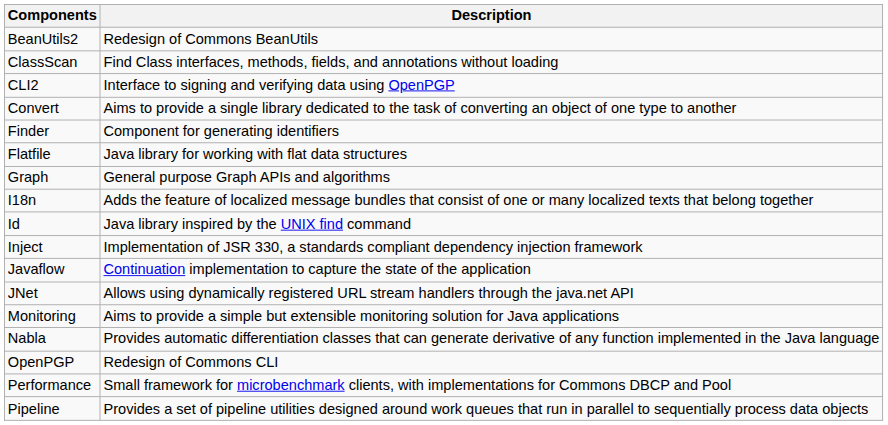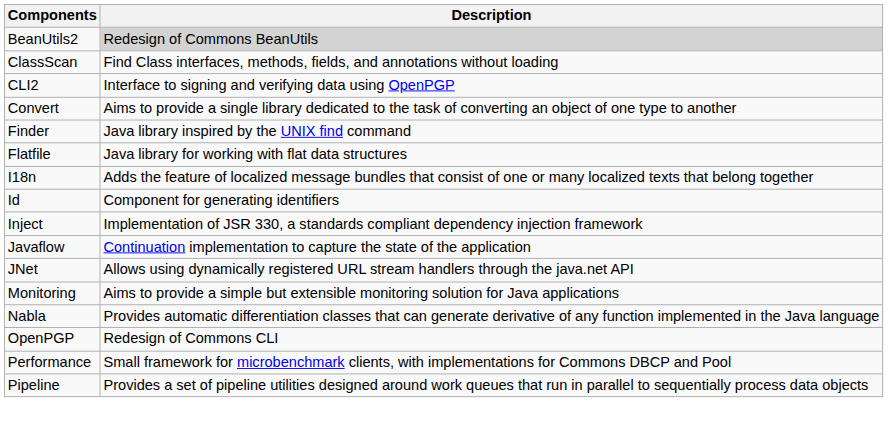(211, 39) no background -> (211, 39) lightgrey background
(221, 131) Component for generating identifiers -> (257, 131) Java library inspired by the UNIX find command
- row: (28, 177)
(257, 223) Java library inspired by the UNIX find command -> (221, 200) Component for generating identifiers
